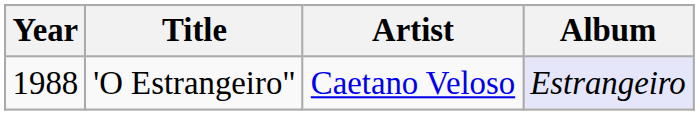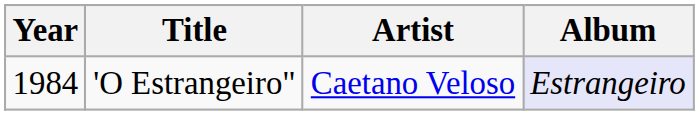(45, 82) 1988 -> (45, 82) 1984
